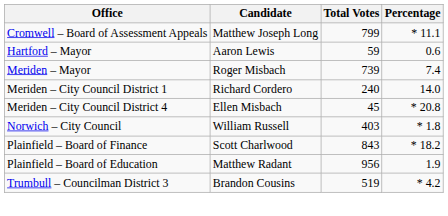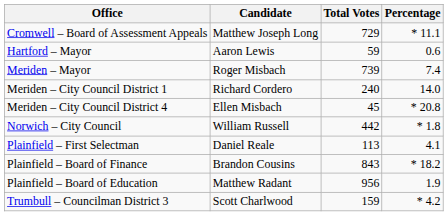(370, 32) 799 -> (370, 32) 729
(370, 126) 403 -> (370, 126) 442
+ row: (73, 145)
(253, 145) Scott Charlwood -> (254, 164) Brandon Cousins
(254, 182) Brandon Cousins -> (253, 201) Scott Charlwood
(370, 182) 519 -> (370, 201) 159
